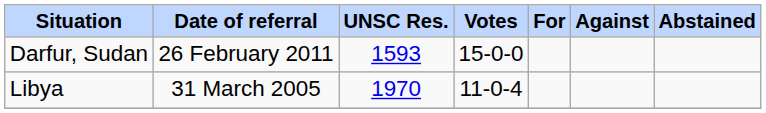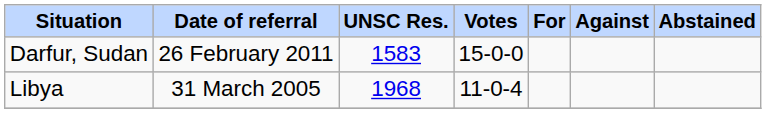(396, 54) 1593 -> (396, 54) 1583
(396, 89) 1970 -> (396, 89) 1968
